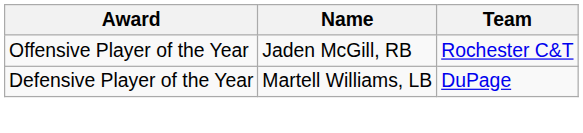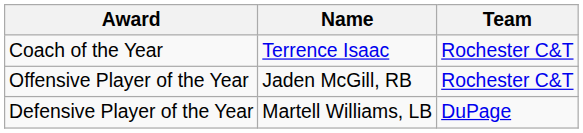+ row: (86, 50)
